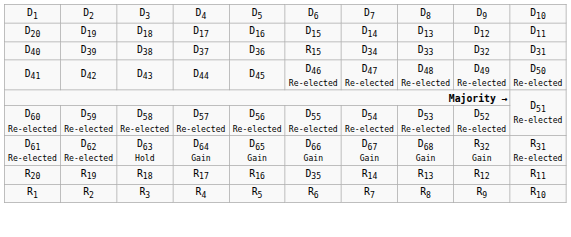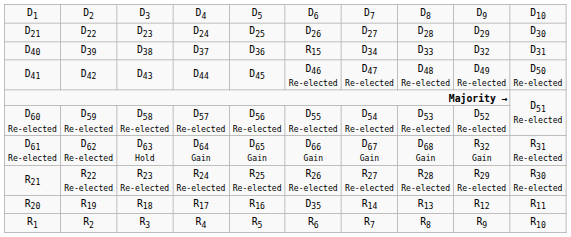- row: (32, 32)
+ row: (32, 32)
+ row: (32, 180)
